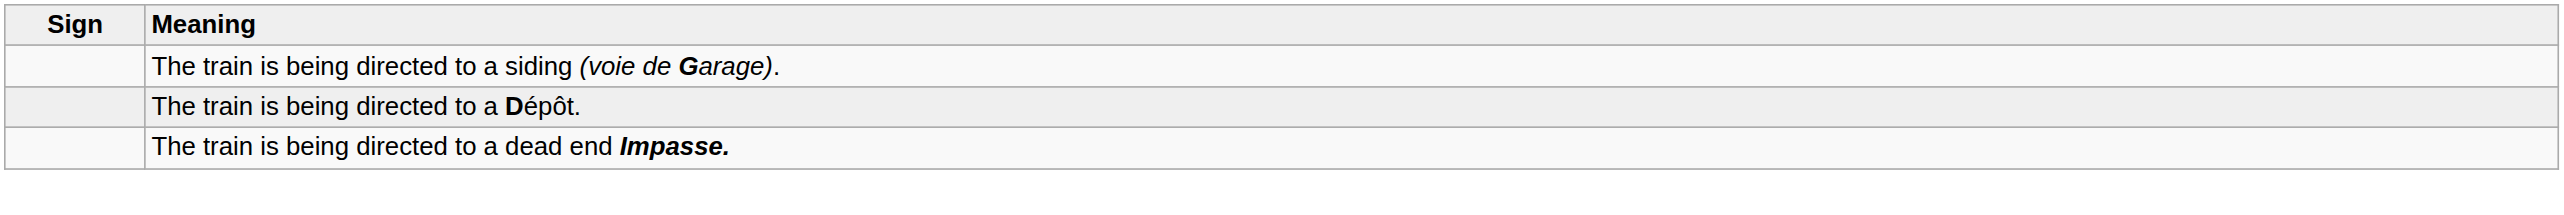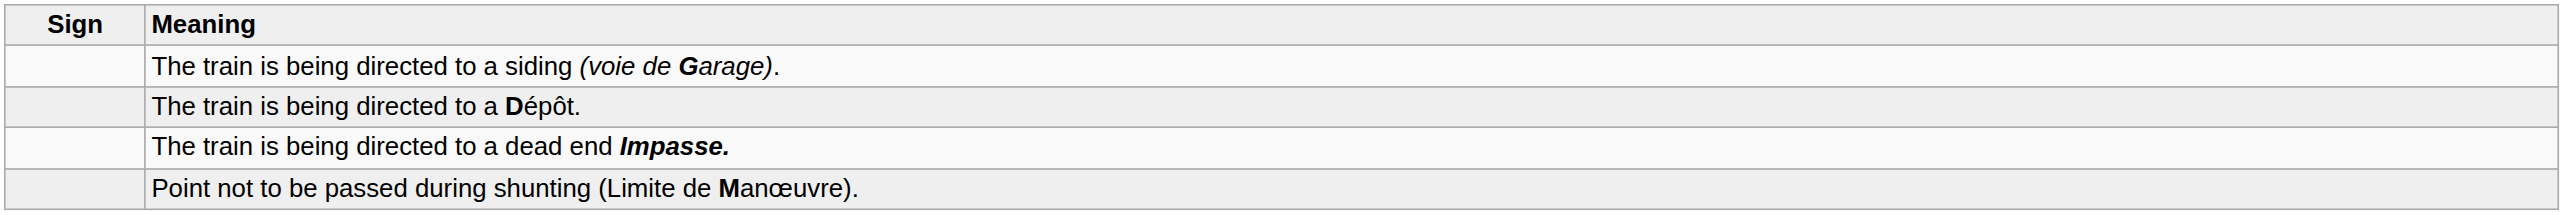+ row: (505, 188)
